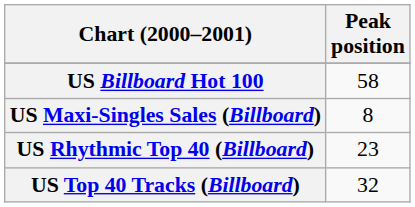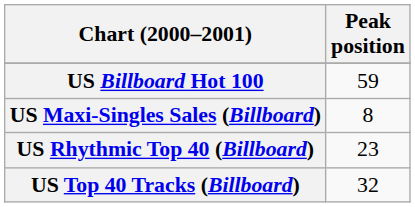(368, 80) 58 -> (368, 80) 59
